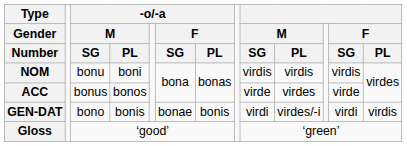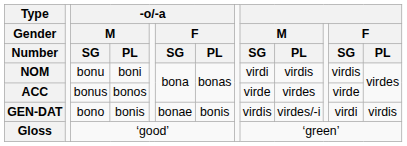(257, 72) virdis -> (257, 72) virdi
(257, 111) virdi -> (257, 111) virdis
